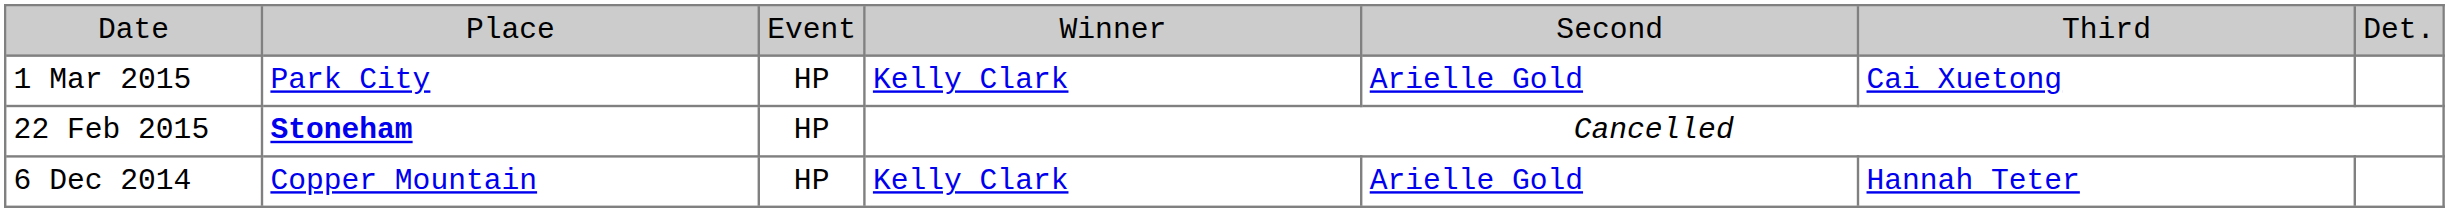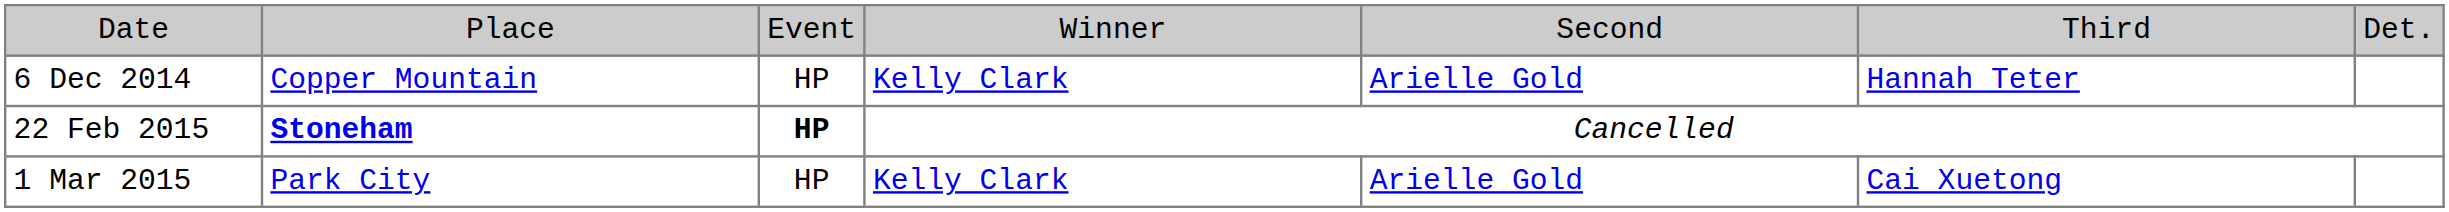rows swapped: (102, 182) <-> (102, 81)
(812, 131) normal -> (812, 131) bold
